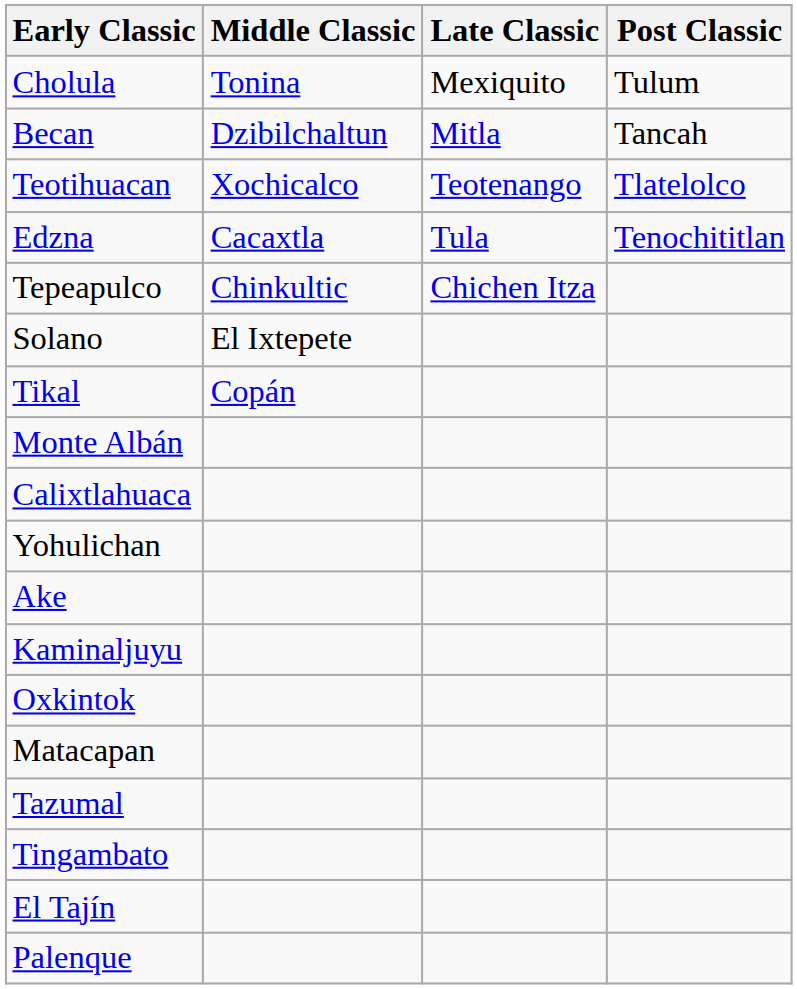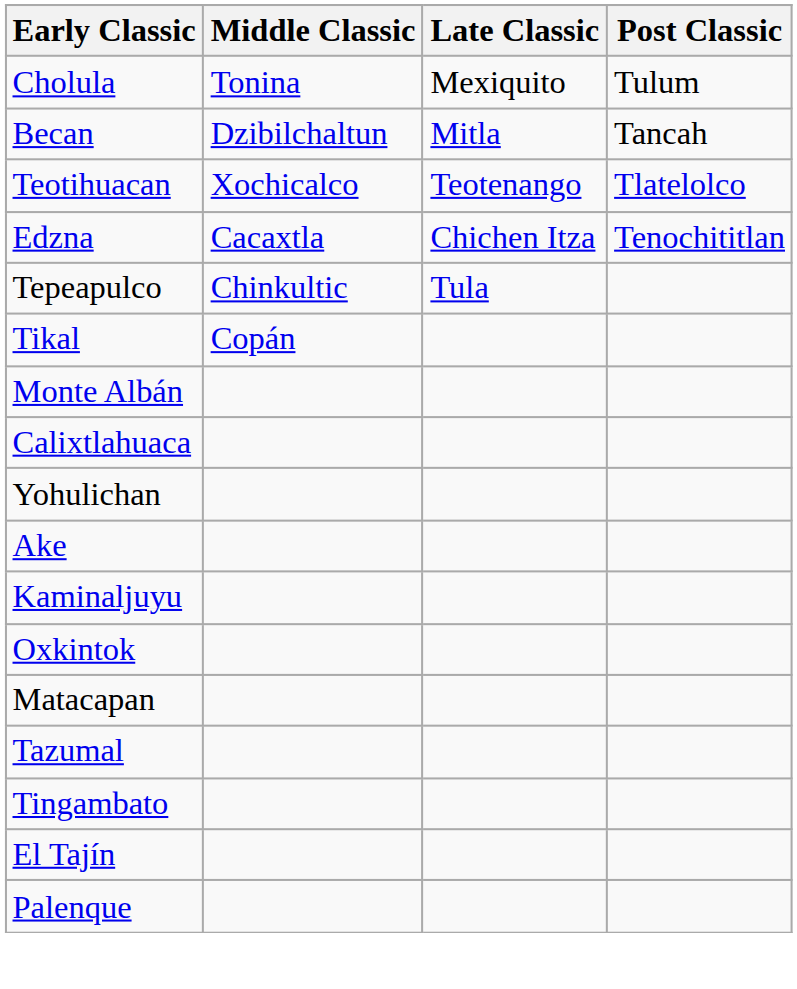(460, 236) Tula -> (513, 236) Chichen Itza
(513, 287) Chichen Itza -> (460, 287) Tula
- row: (58, 339)
